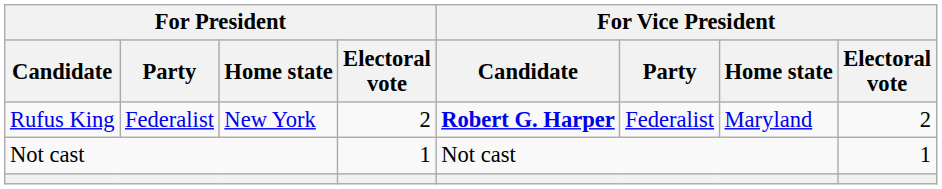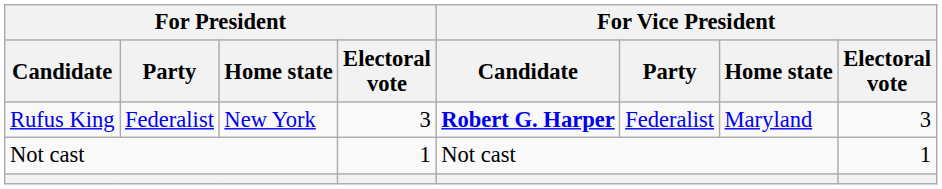(425, 119) 2 -> (425, 119) 3
(925, 119) 2 -> (925, 119) 3
